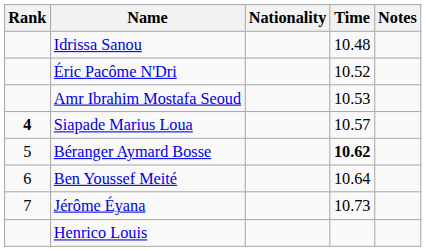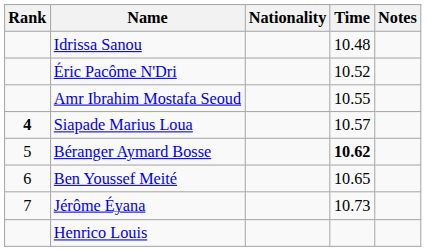(352, 98) 10.53 -> (352, 98) 10.55
(352, 178) 10.64 -> (352, 178) 10.65
